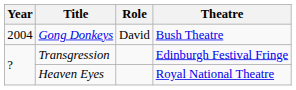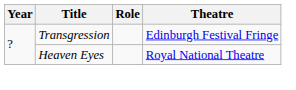- row: (76, 34)
